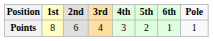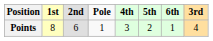columns swapped: (100, 12) <-> (194, 12)
